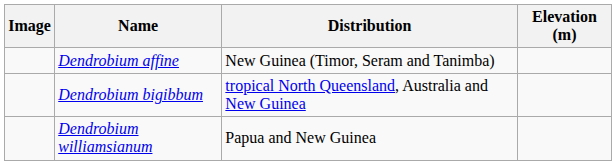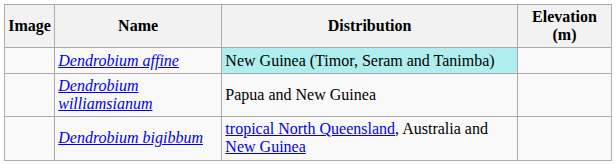(360, 60) no background -> (360, 60) paleturquoise background
rows swapped: (131, 94) <-> (105, 138)
